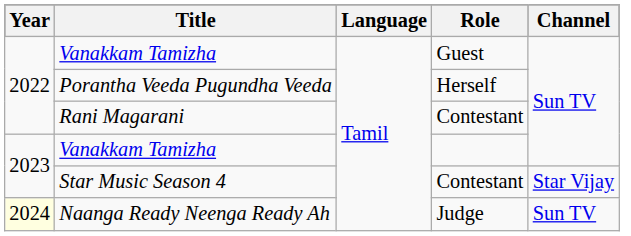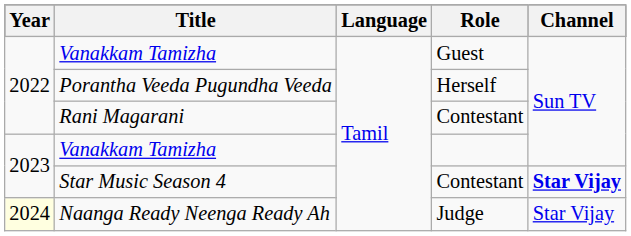(573, 181) normal -> (577, 181) bold
(564, 213) Sun TV -> (573, 213) Star Vijay
